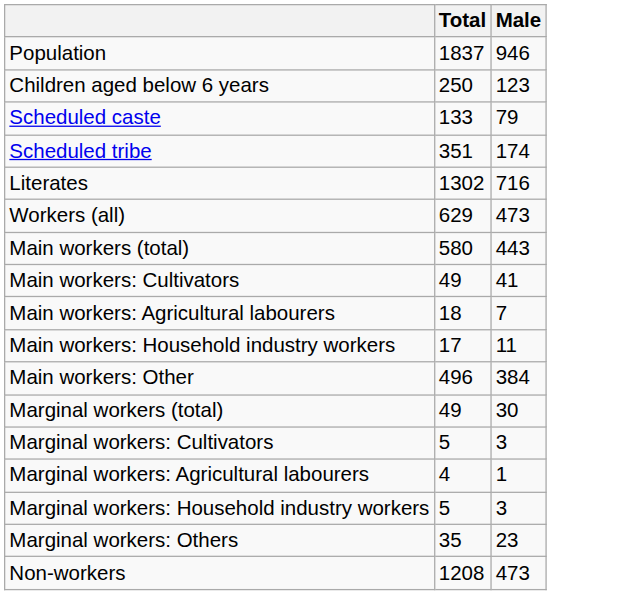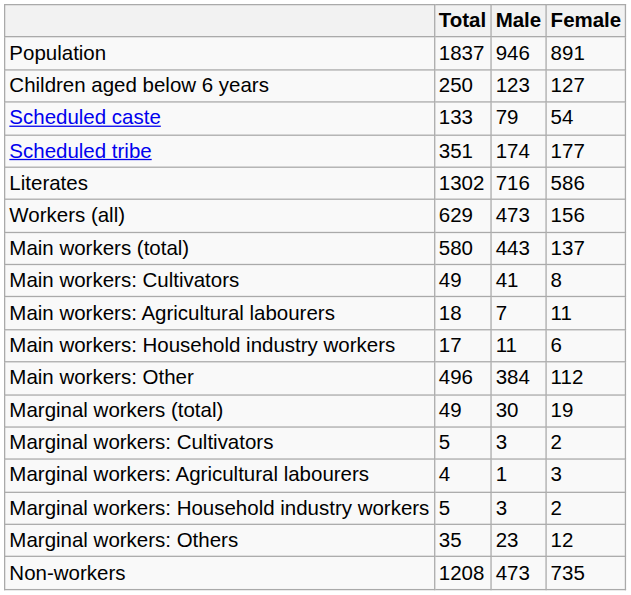+ column: (586, 20)
